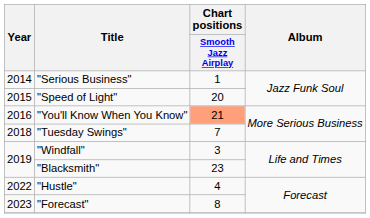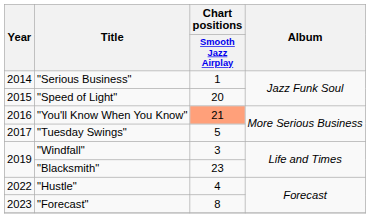(19, 132) 2018 -> (19, 132) 2017
(217, 132) 7 -> (217, 132) 5
